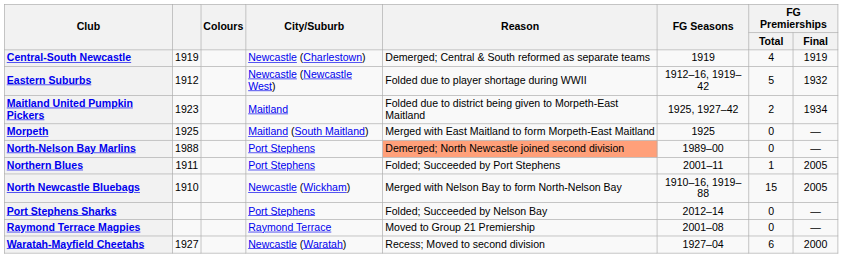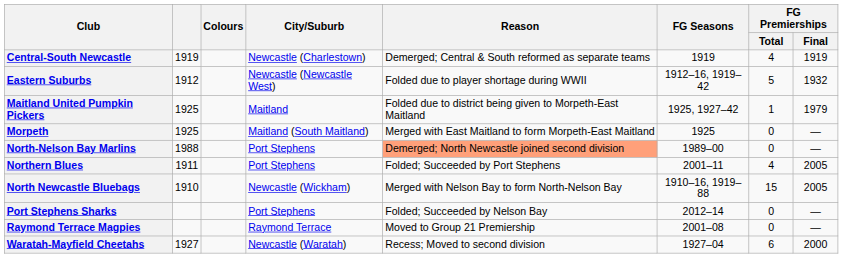(187, 109) 1923 -> (187, 109) 1925
(771, 109) 2 -> (771, 109) 1
(816, 109) 1934 -> (816, 109) 1979
(771, 165) 1 -> (771, 165) 4
